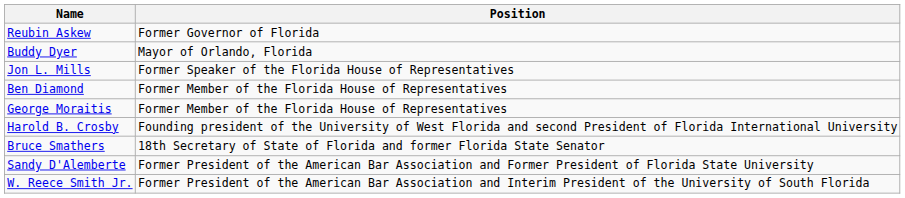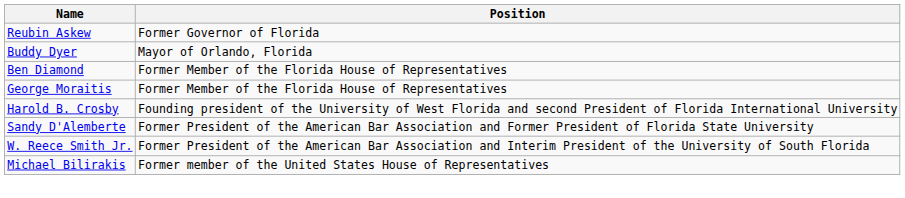- row: (49, 70)
- row: (56, 146)
+ row: (66, 165)
